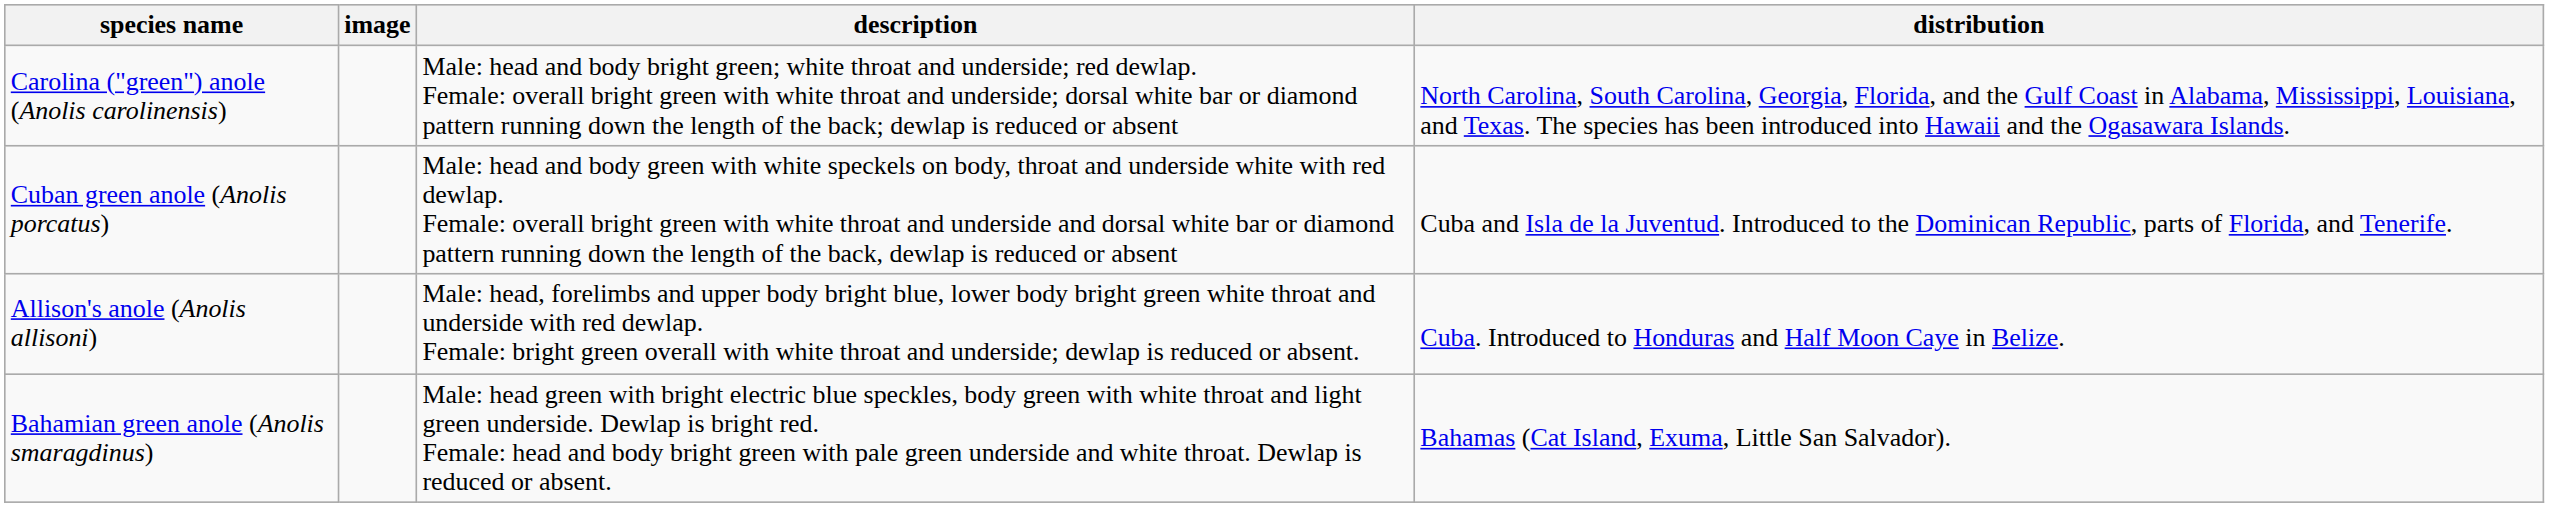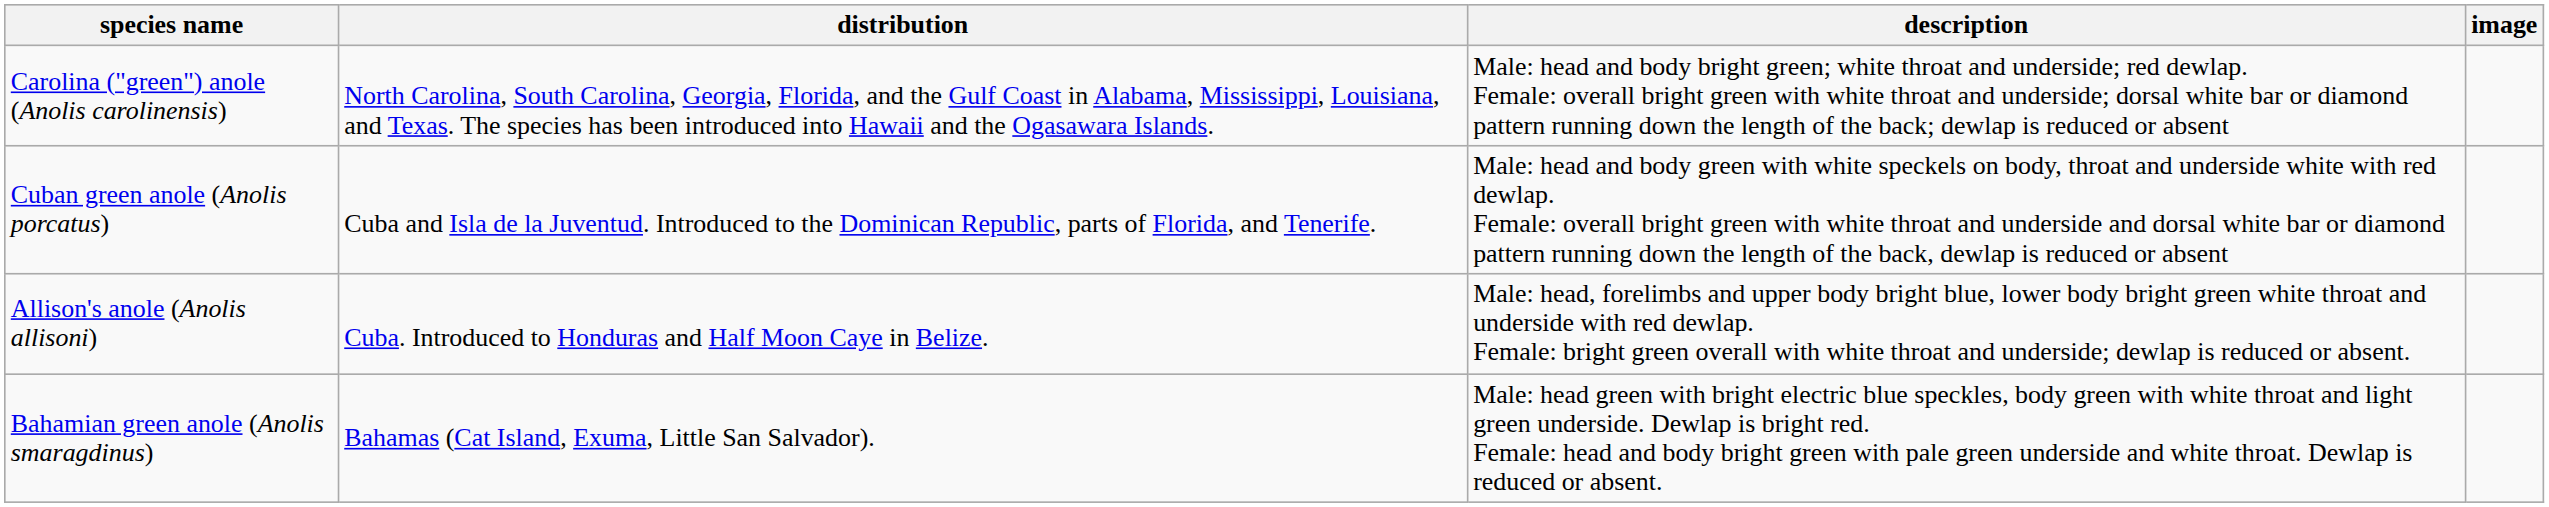columns swapped: (377, 25) <-> (1979, 25)
